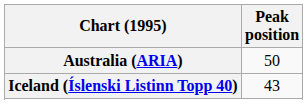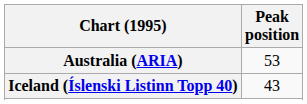(272, 60) 50 -> (272, 60) 53
